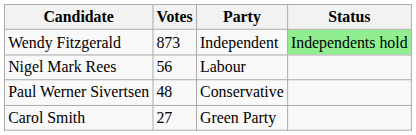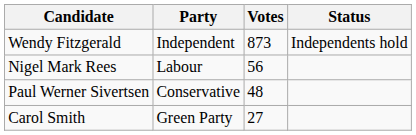columns swapped: (242, 17) <-> (175, 17)
(349, 42) lightgreen background -> (349, 42) no background
